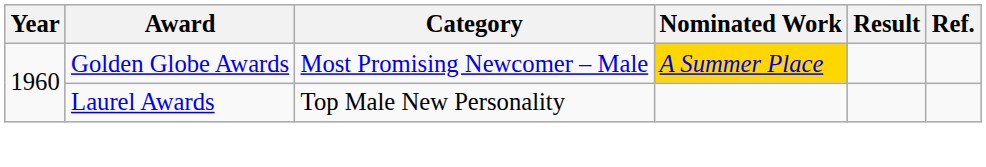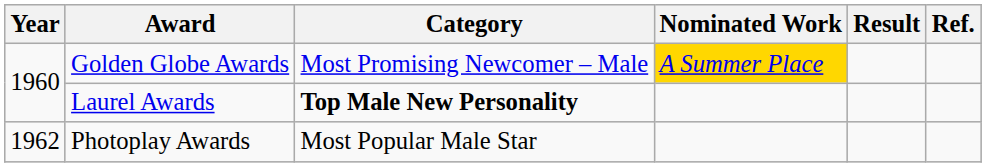(433, 102) normal -> (439, 102) bold
+ row: (161, 141)
